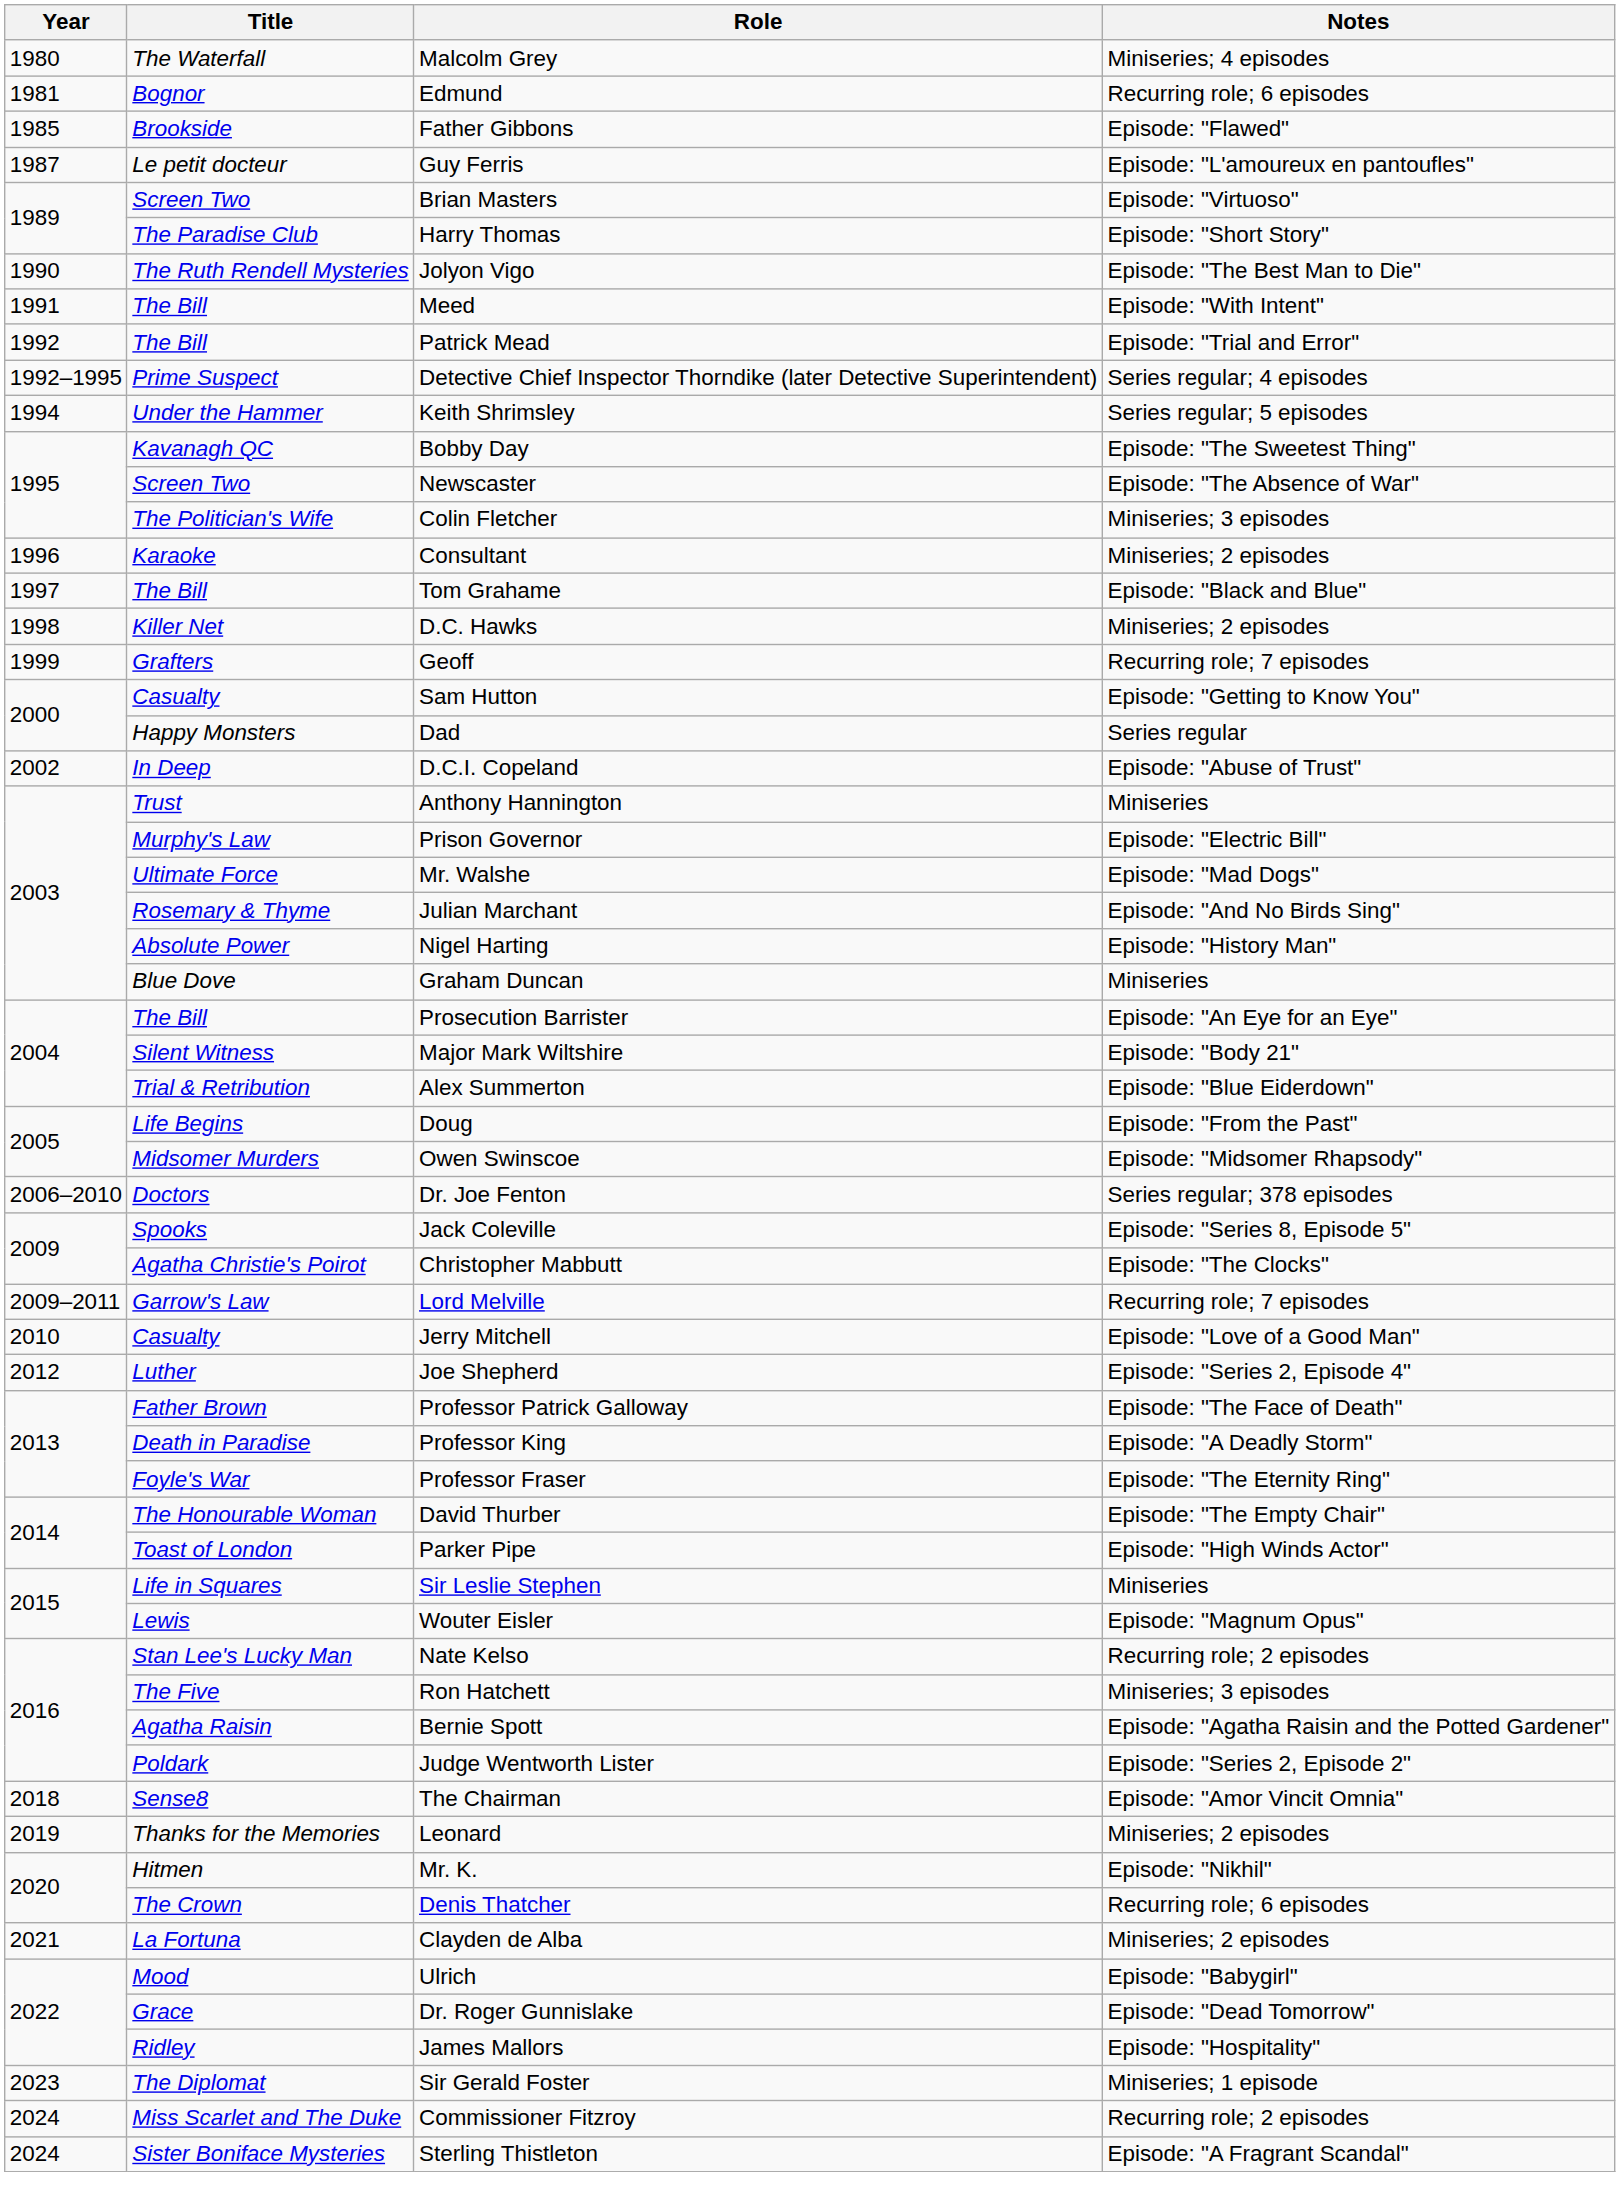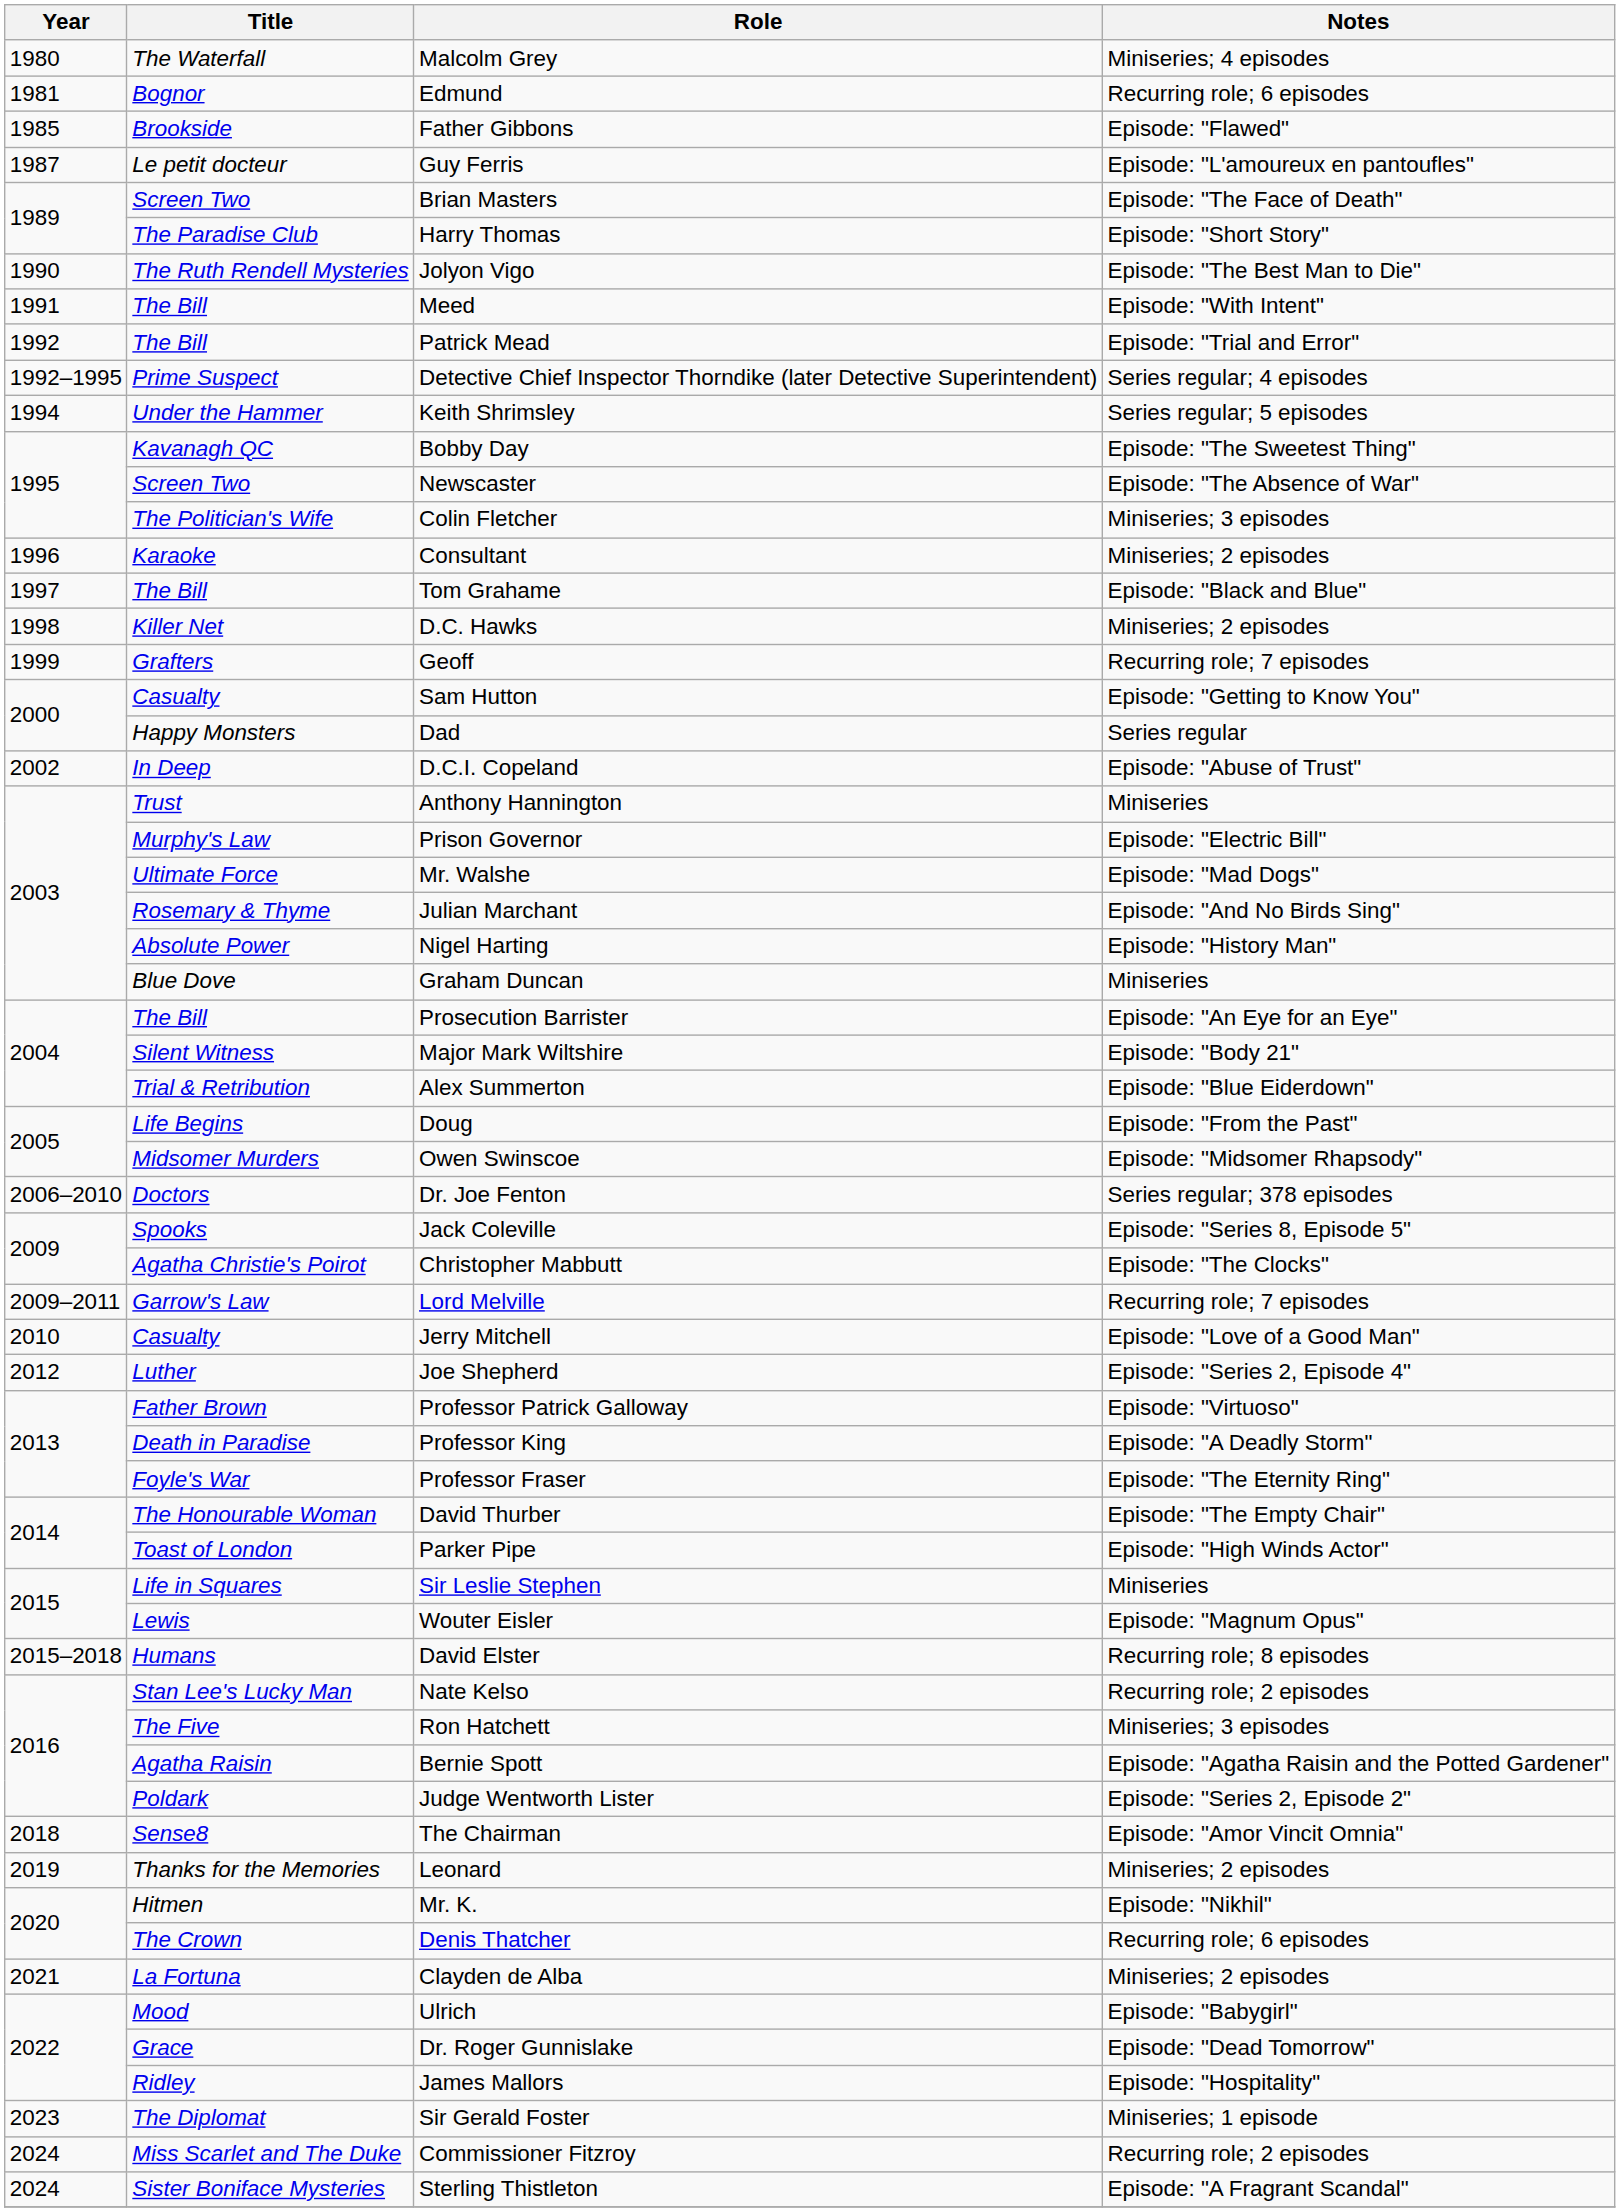(1203, 199) Episode: "Virtuoso" -> (1255, 199) Episode: "The Face of Death"
(1255, 1407) Episode: "The Face of Death" -> (1203, 1407) Episode: "Virtuoso"
+ row: (479, 1656)
